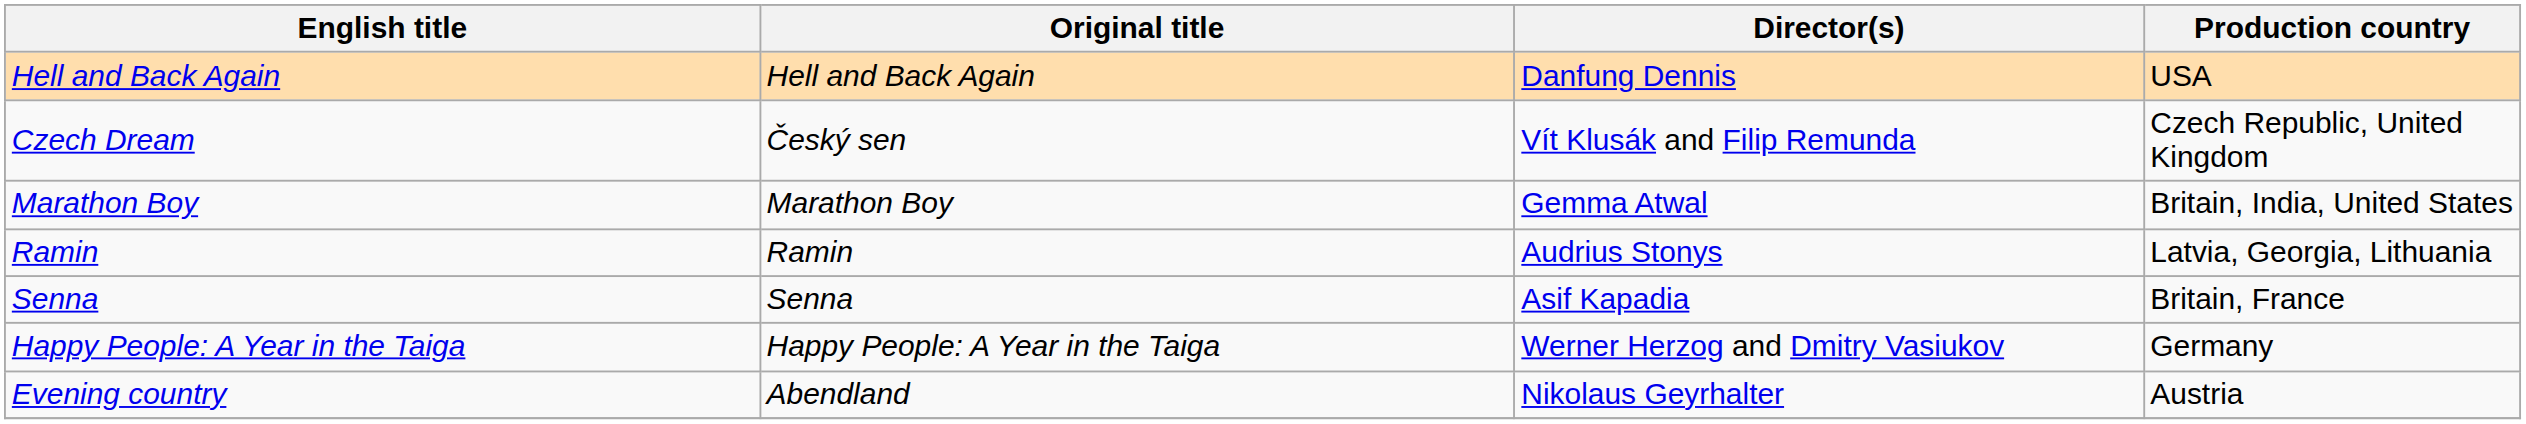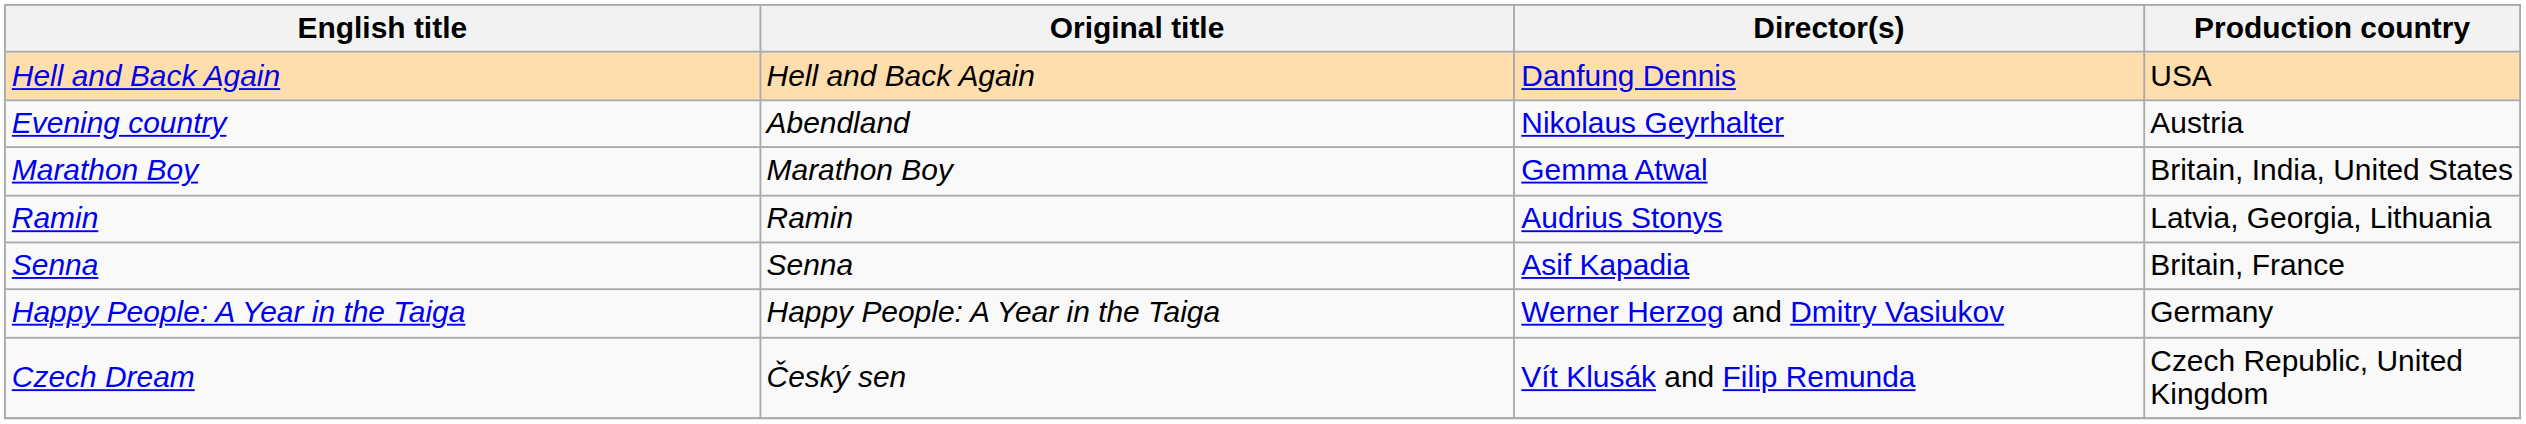rows swapped: (119, 394) <-> (103, 139)
